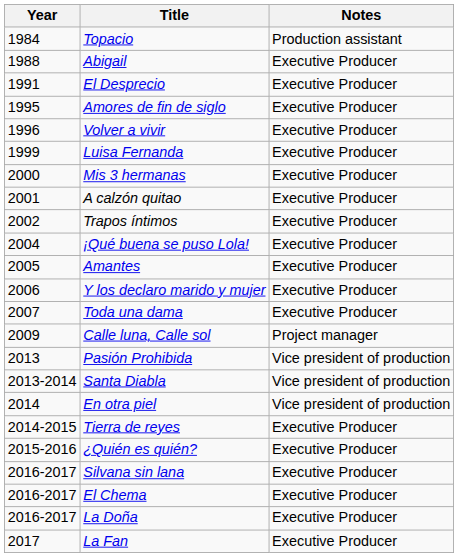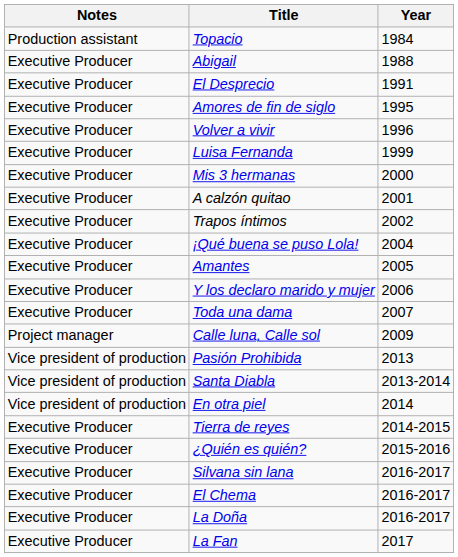columns swapped: (42, 15) <-> (361, 15)
